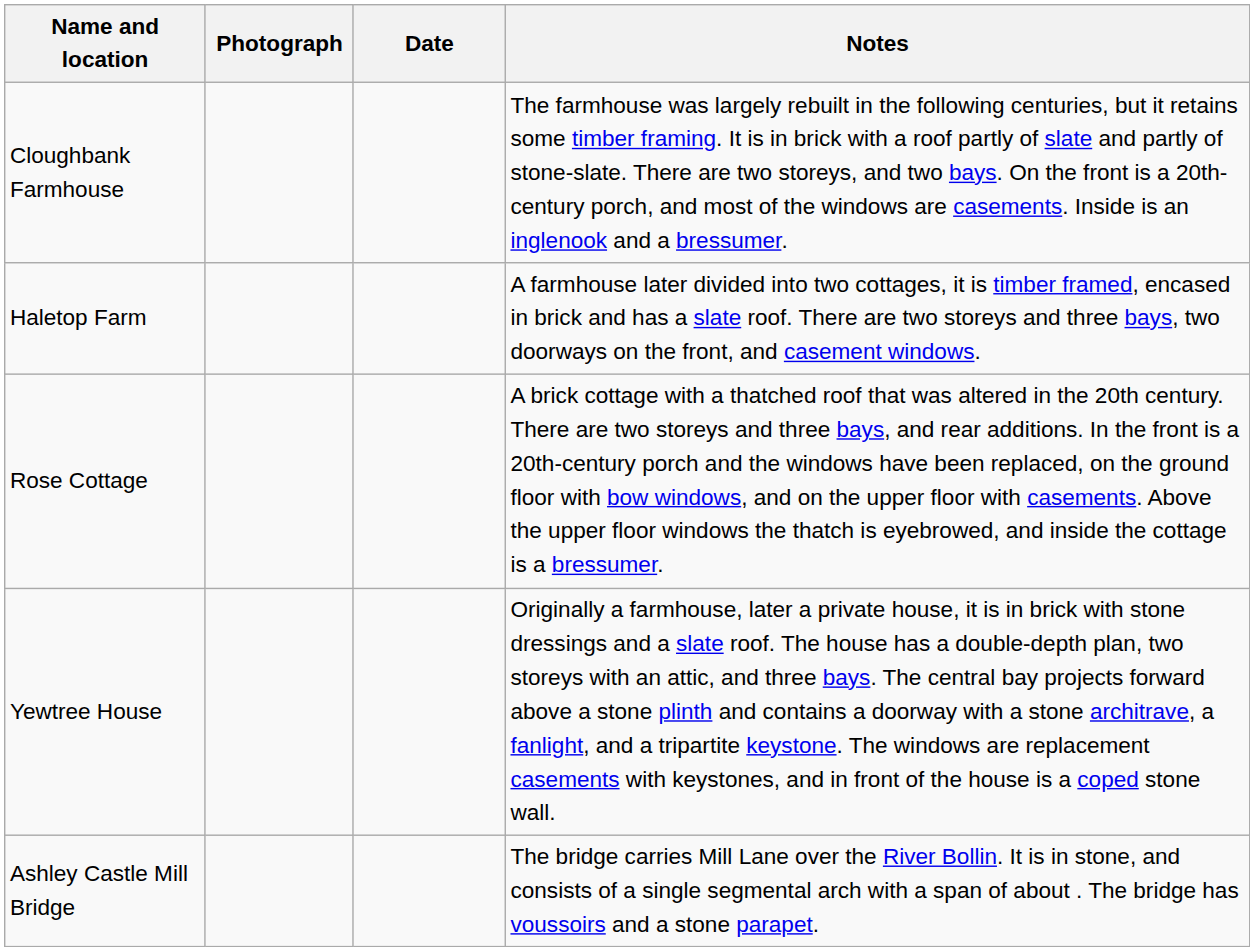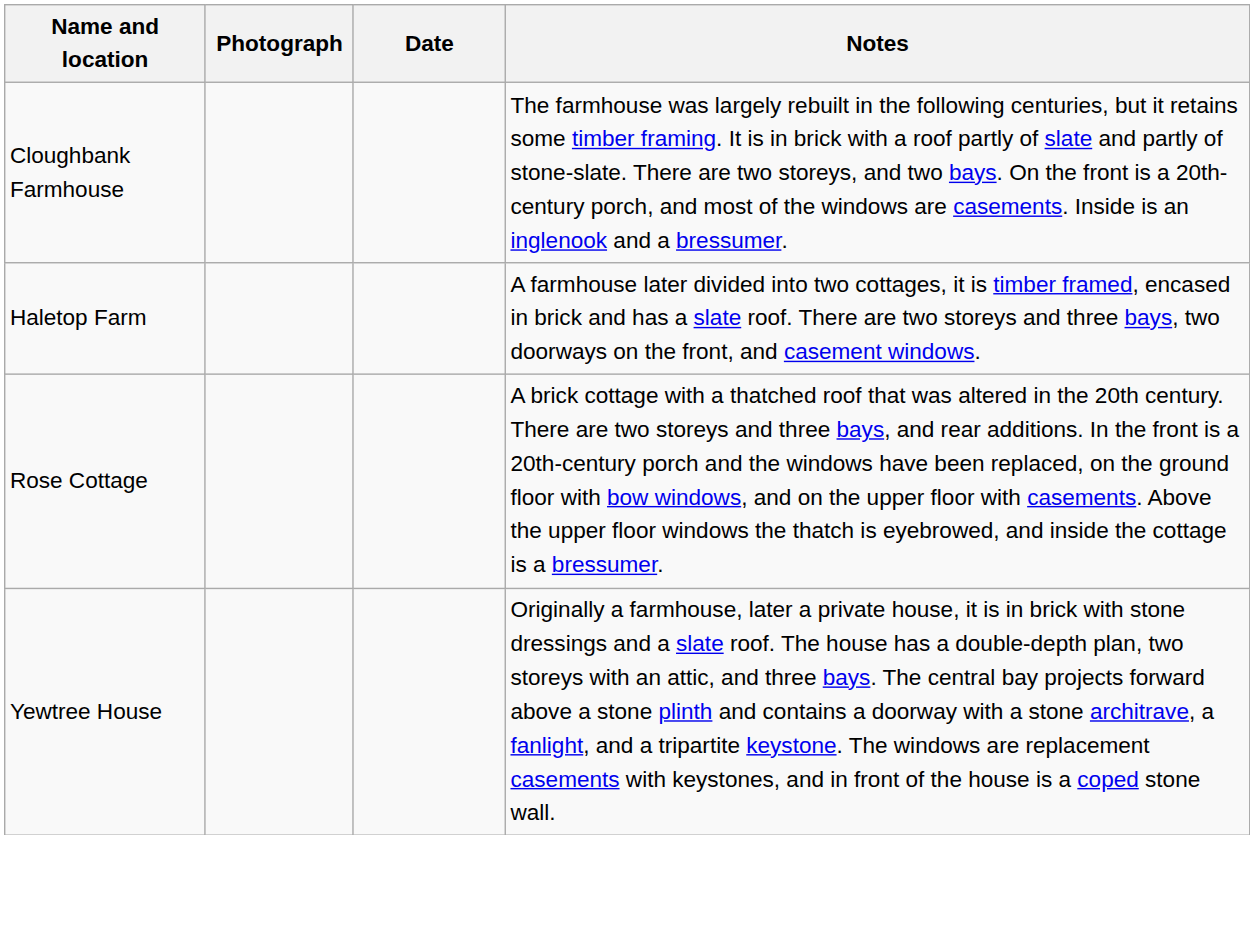- row: (99, 890)
